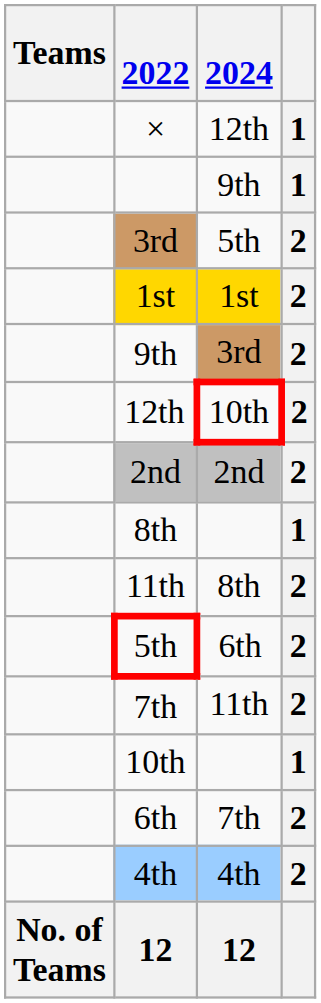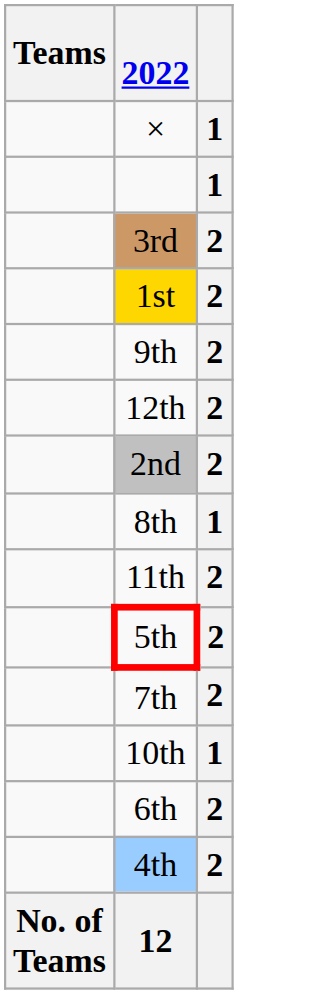- column: (239, 72)
